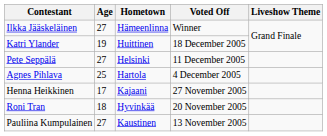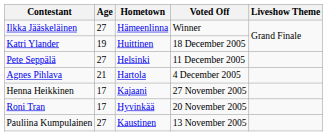(102, 75) 25 -> (102, 75) 21
(102, 107) 18 -> (102, 107) 17
